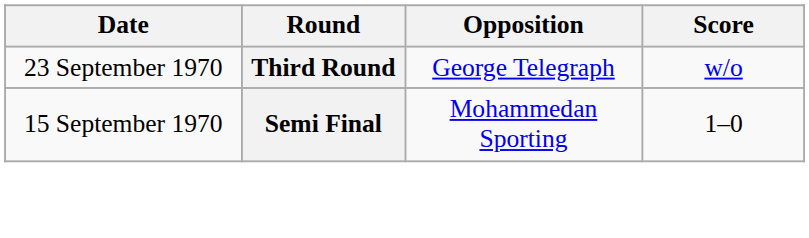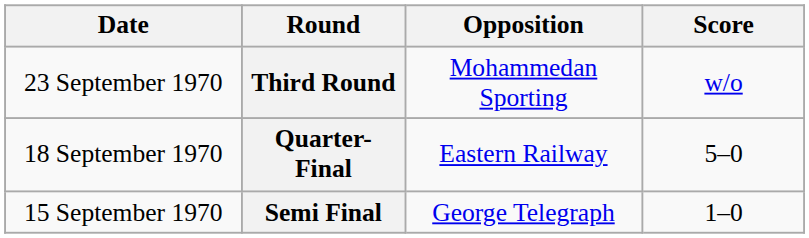(523, 67) George Telegraph -> (523, 82) Mohammedan Sporting
+ row: (323, 154)
(523, 124) Mohammedan Sporting -> (523, 211) George Telegraph
